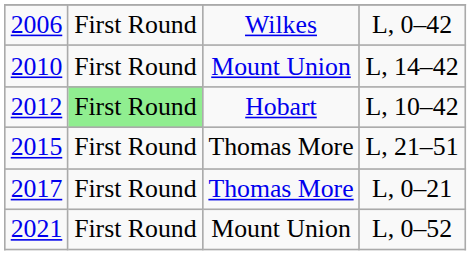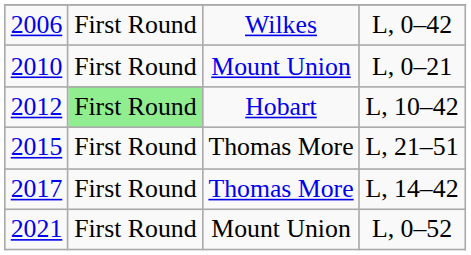(412, 65) L, 14–42 -> (412, 65) L, 0–21
(412, 188) L, 0–21 -> (412, 188) L, 14–42
